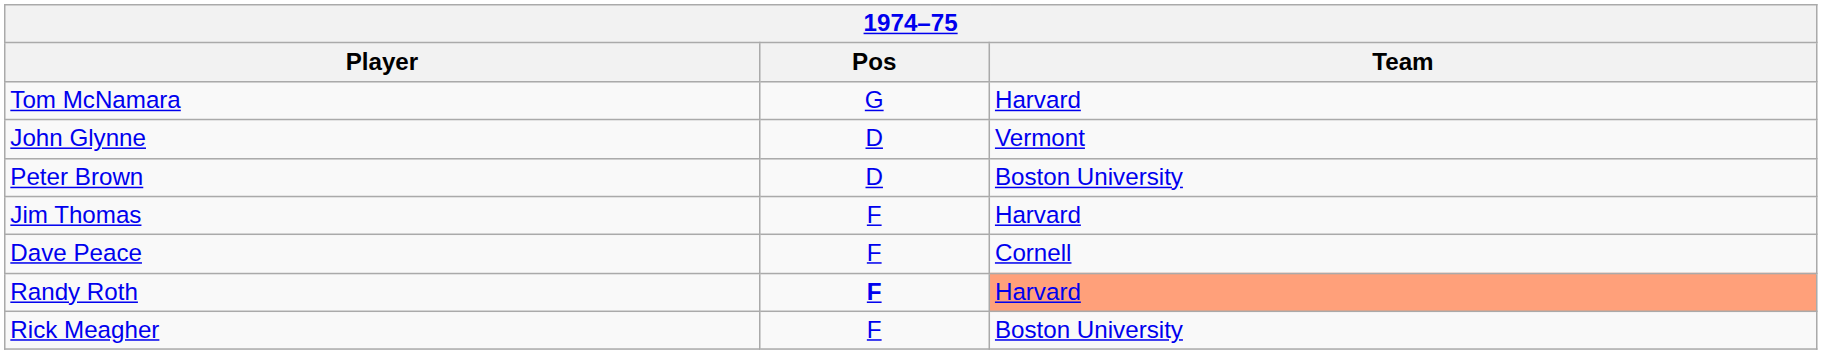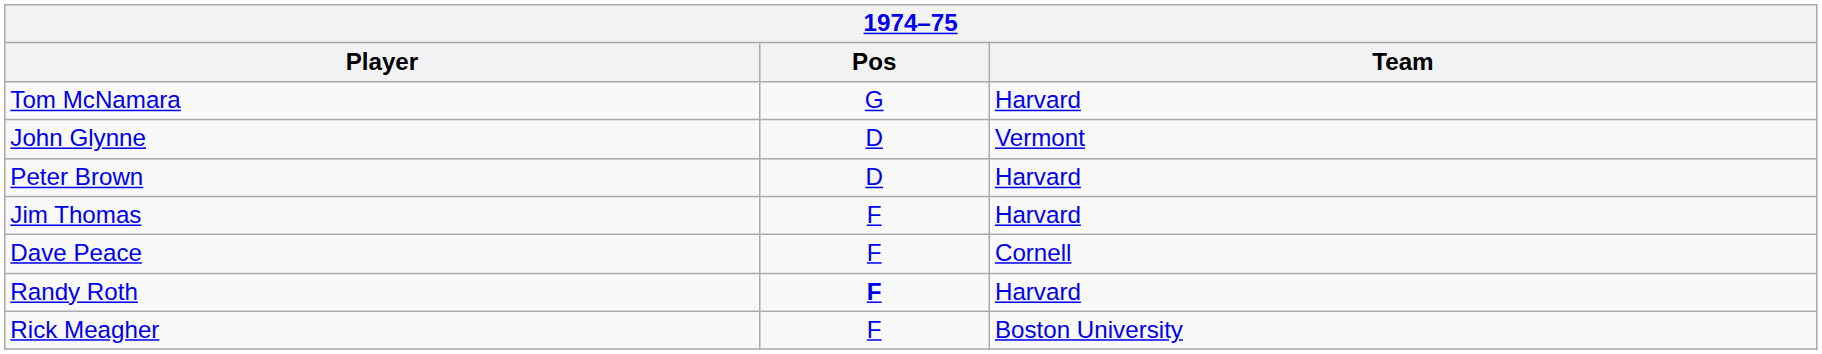(1089, 176) Boston University -> (1038, 176) Harvard
(1038, 291) lightsalmon background -> (1038, 291) no background
